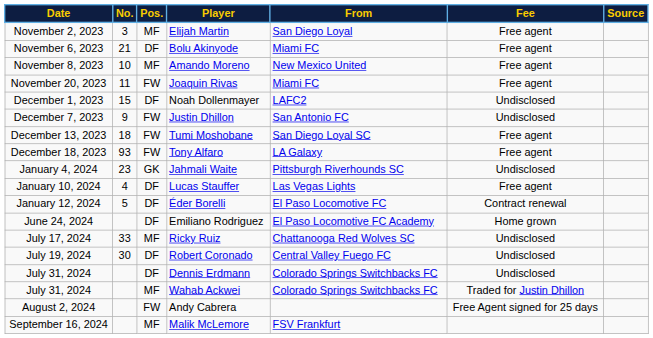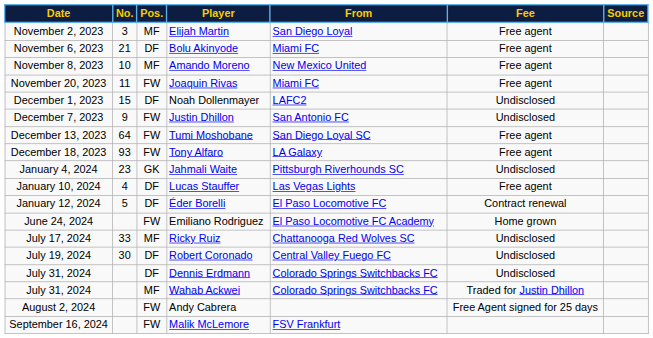(125, 135) 18 -> (125, 135) 64
(152, 221) DF -> (152, 221) FW
(152, 325) MF -> (152, 325) FW
